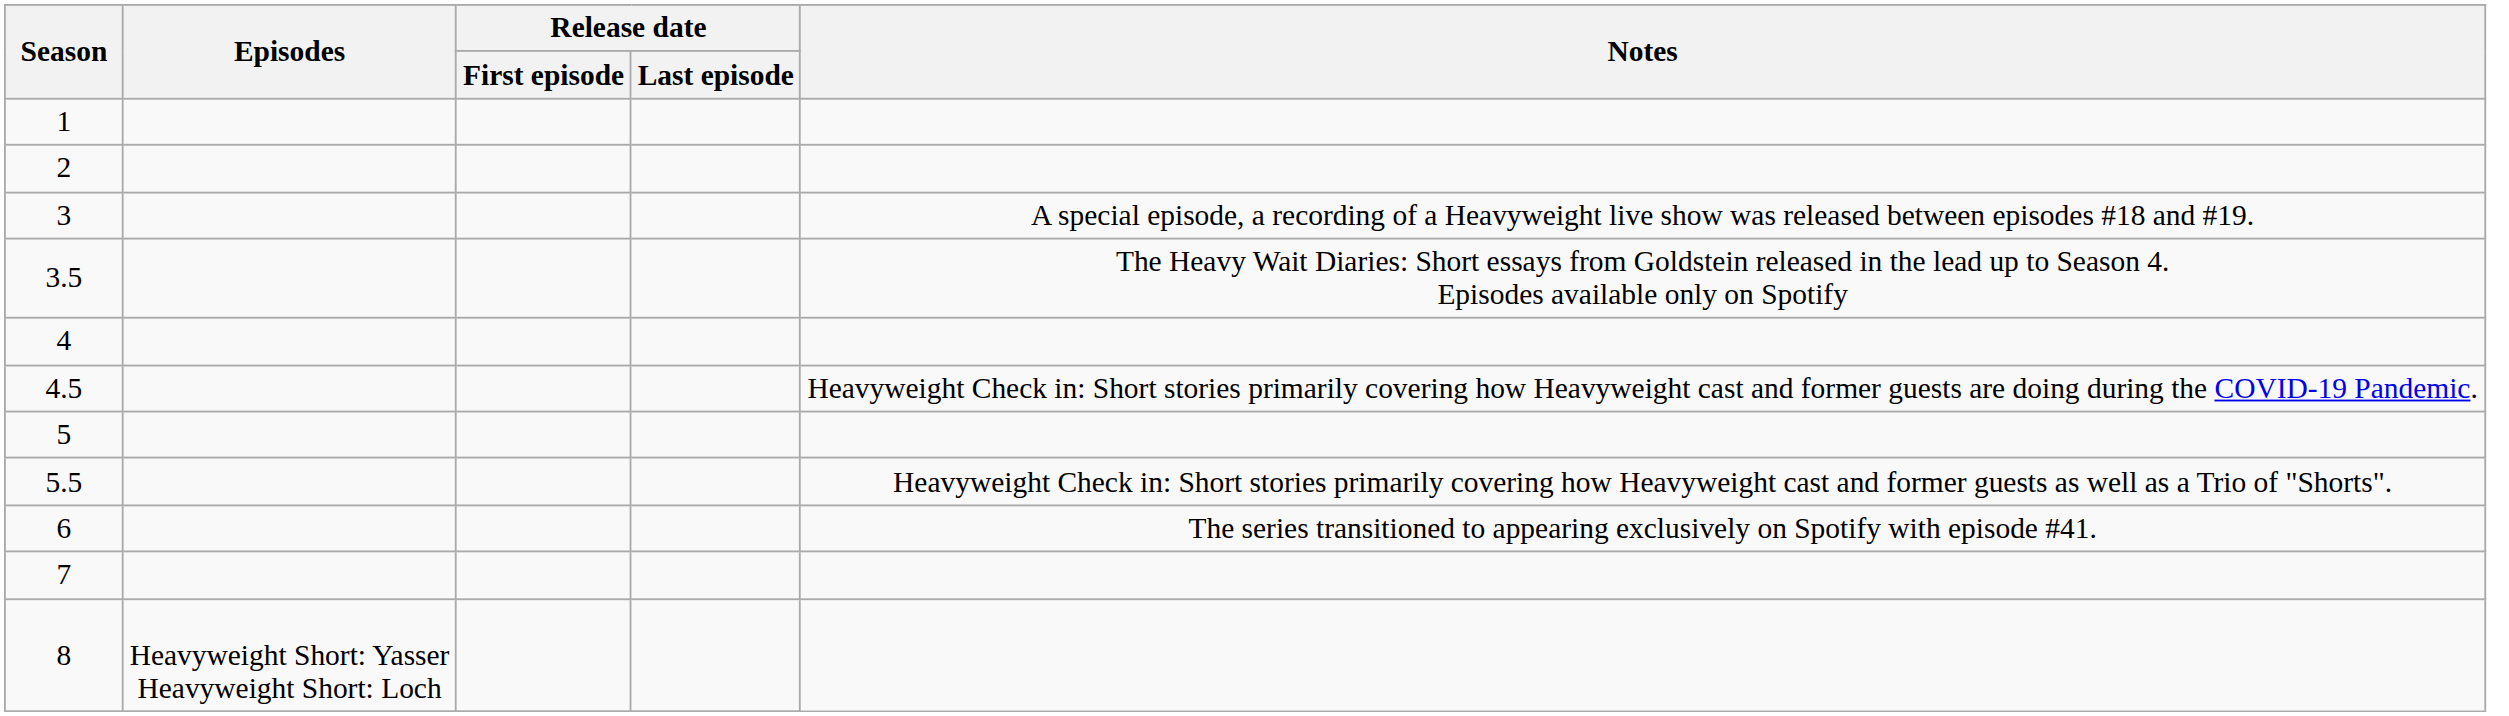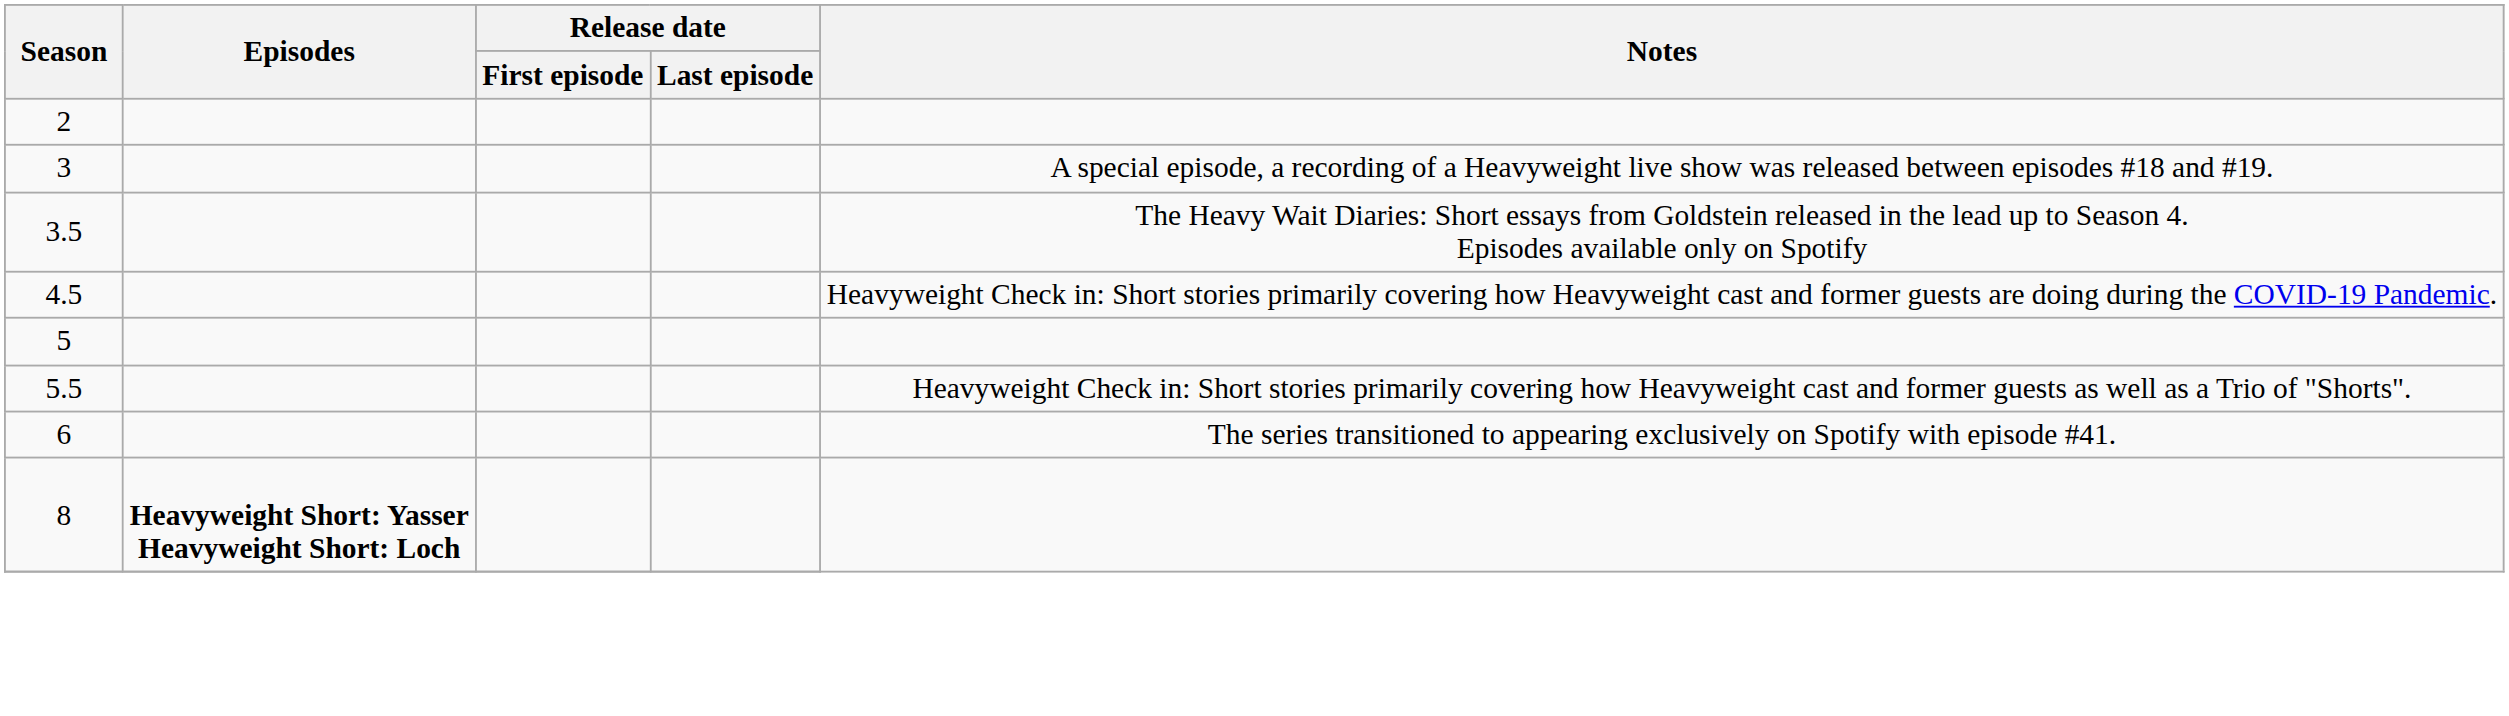- row: (64, 121)
- row: (64, 341)
- row: (64, 574)
(290, 670) normal -> (299, 530) bold
